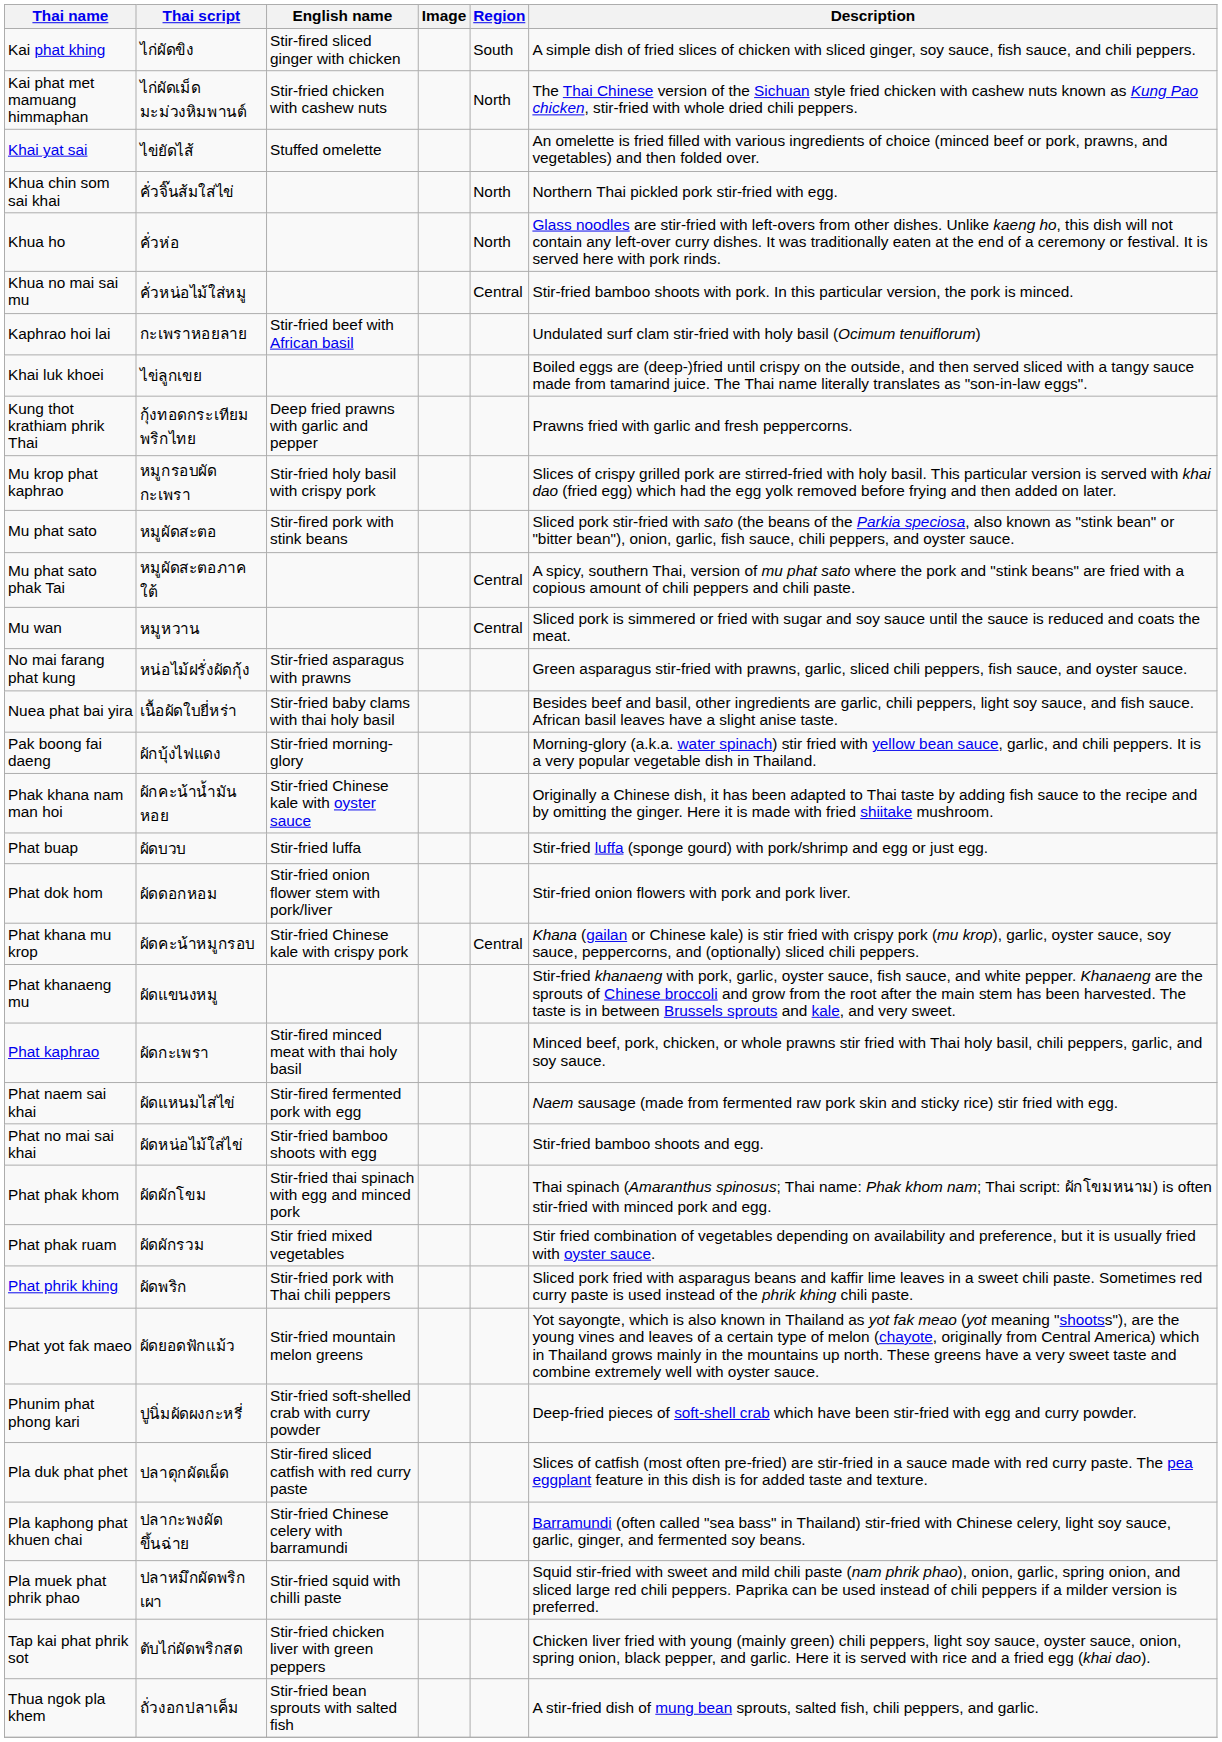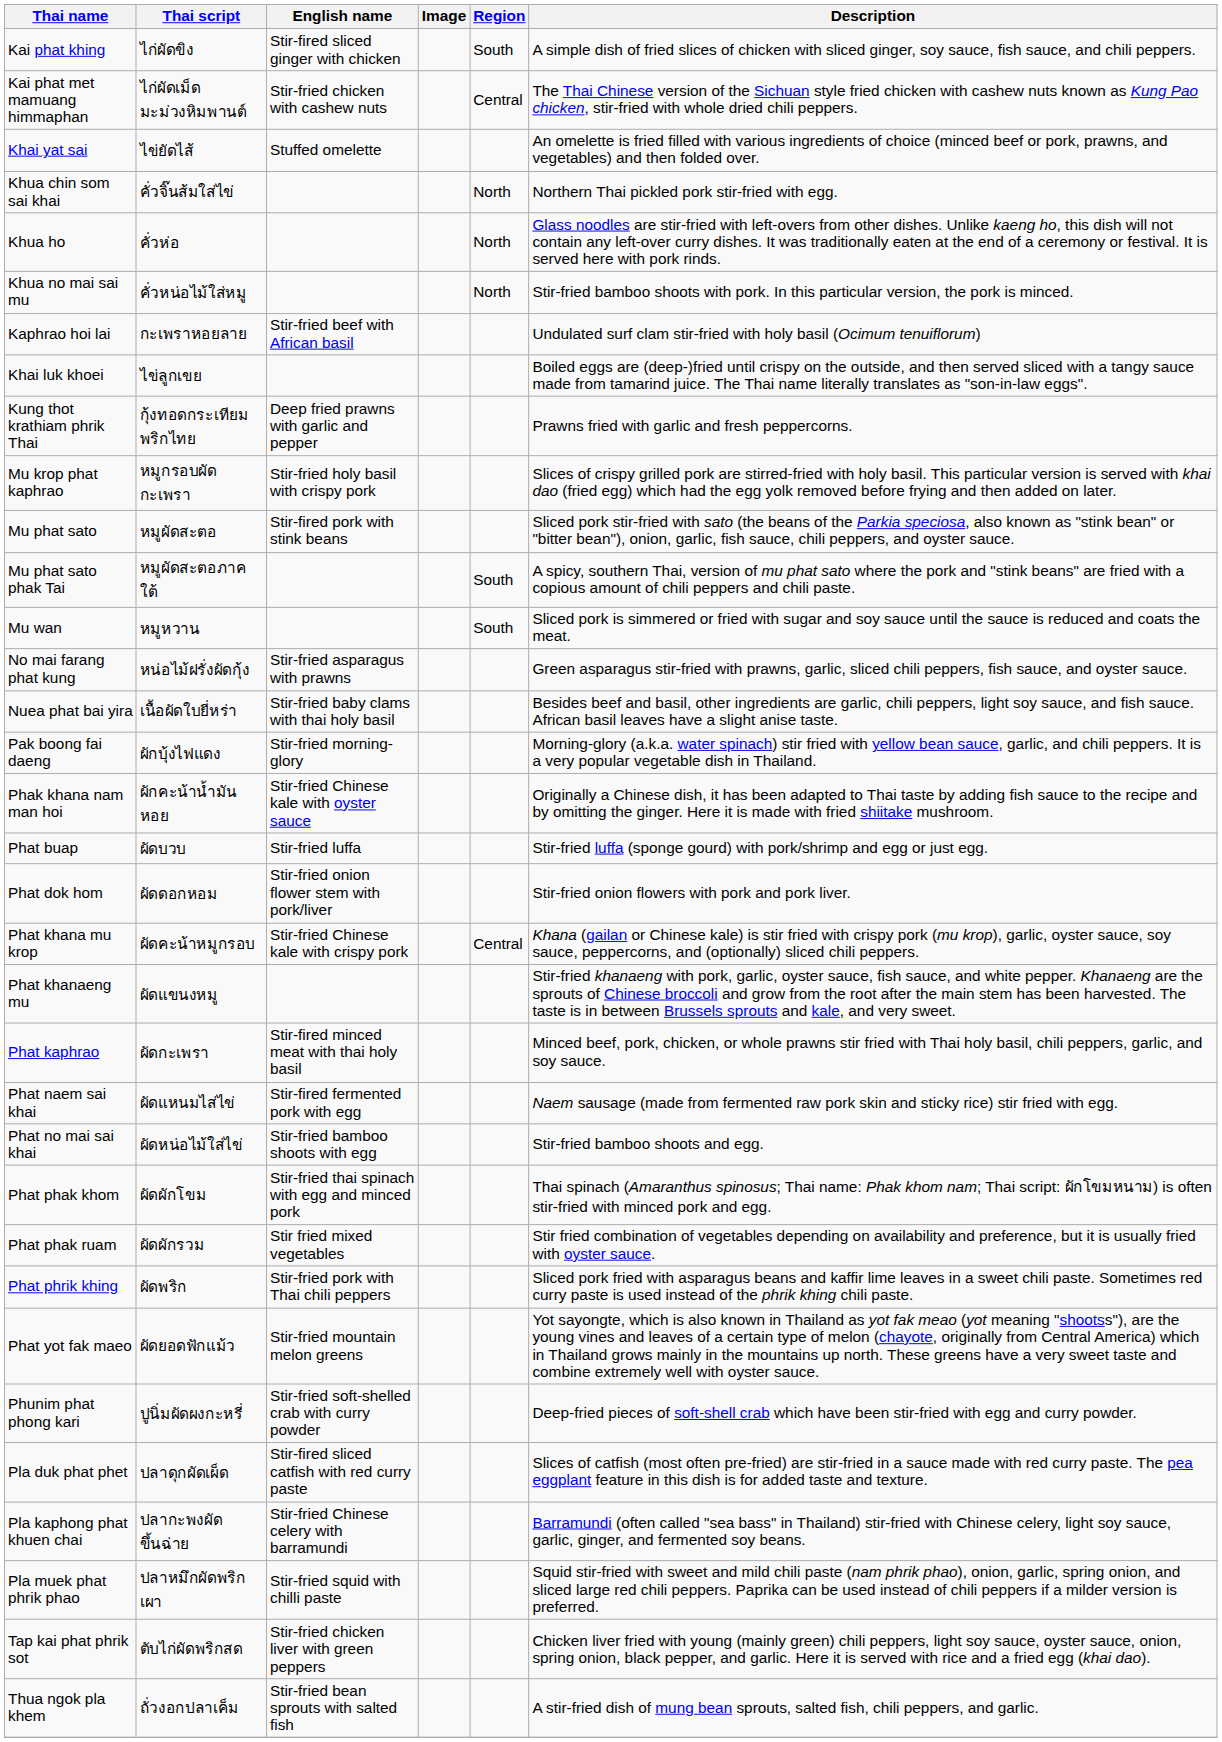(492, 99) North -> (498, 99) Central
(498, 292) Central -> (492, 292) North
(498, 579) Central -> (493, 579) South
(498, 628) Central -> (493, 628) South
